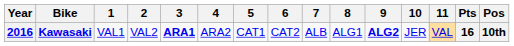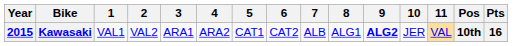columns swapped: (494, 13) <-> (467, 13)
(20, 32) 2016 -> (20, 32) 2015
(179, 32) bold -> (178, 32) normal
